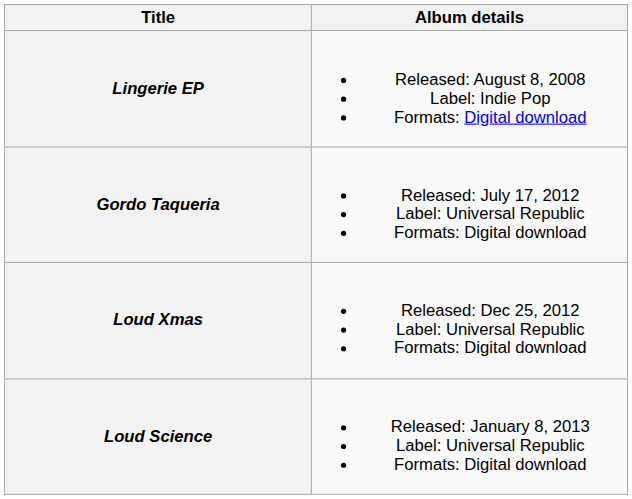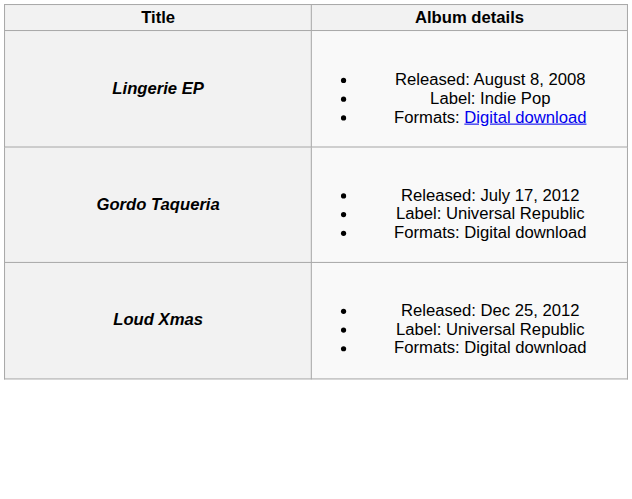- row: (158, 436)
